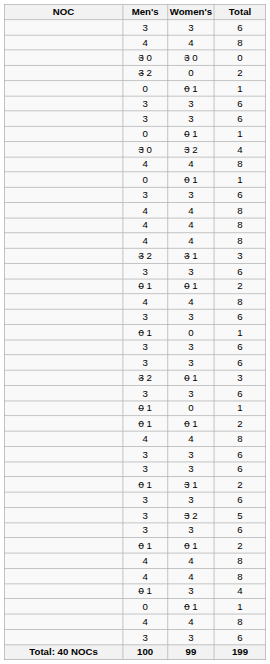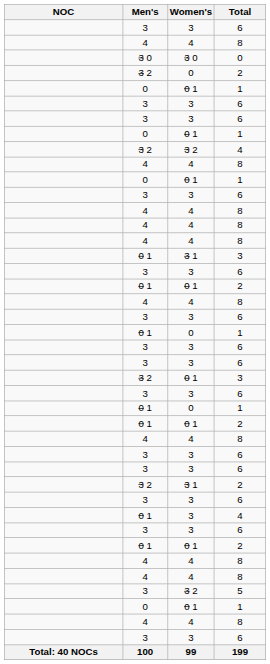(145, 150) 3 0 -> (145, 150) 3 2
(145, 256) 3 2 -> (145, 256) 0 1
(145, 485) 0 1 -> (145, 485) 3 2
rows swapped: (191, 515) <-> (191, 592)
